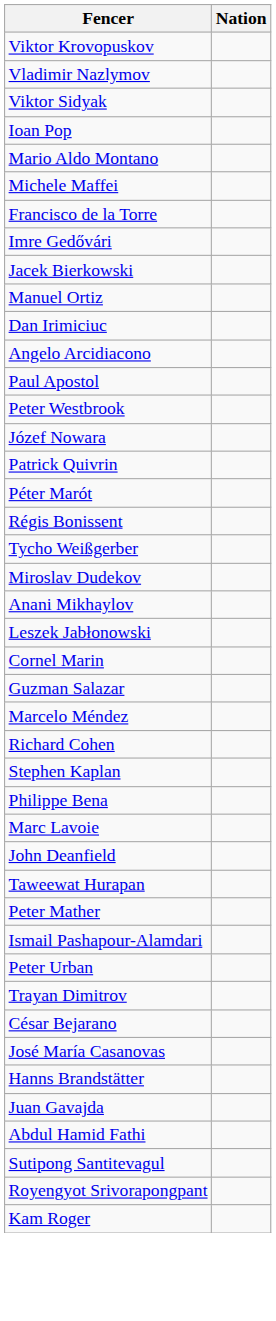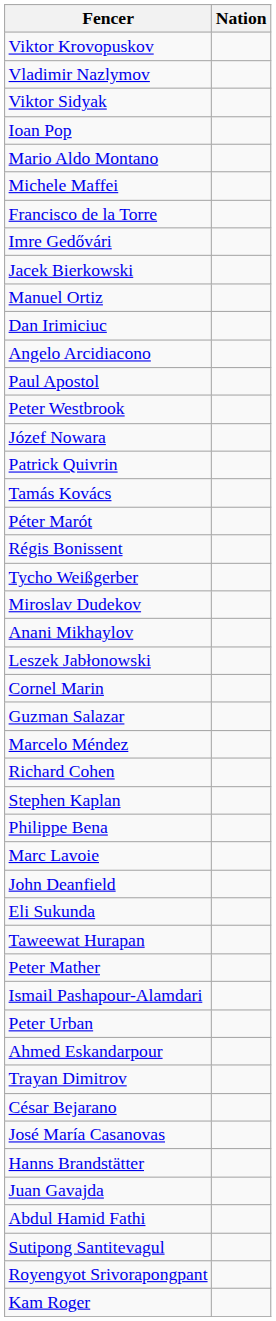+ row: (60, 492)
+ row: (52, 911)
+ row: (86, 1051)
